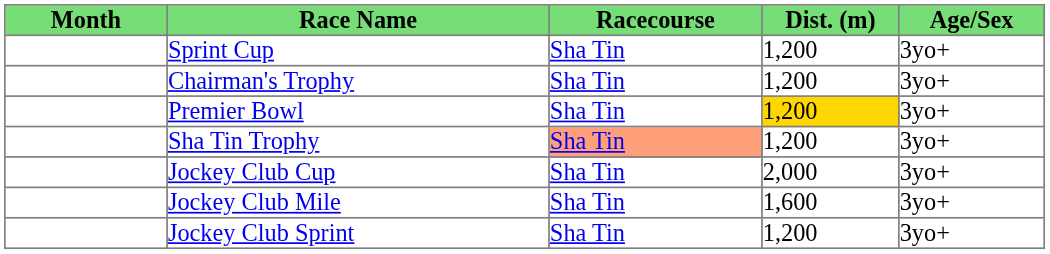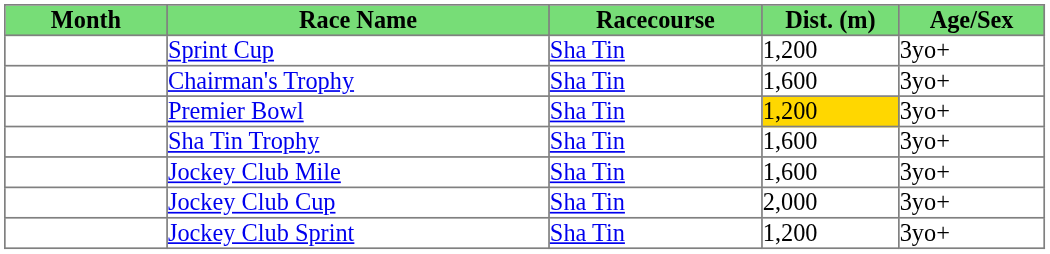(790, 80) 1,200 -> (790, 80) 1,600
(587, 141) lightsalmon background -> (587, 141) no background
(790, 141) 1,200 -> (790, 141) 1,600
rows swapped: (252, 171) <-> (254, 202)
